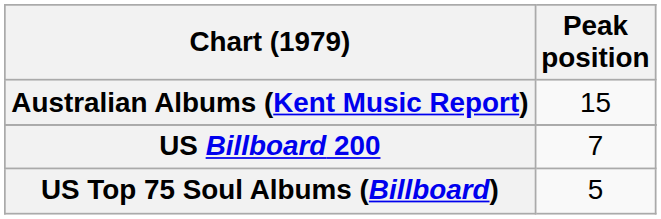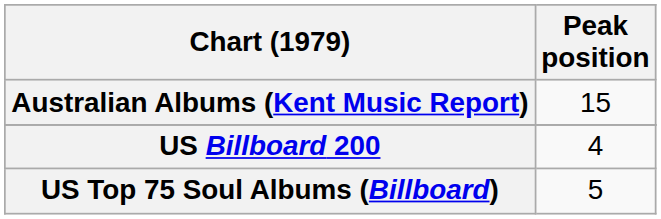(595, 146) 7 -> (595, 146) 4
